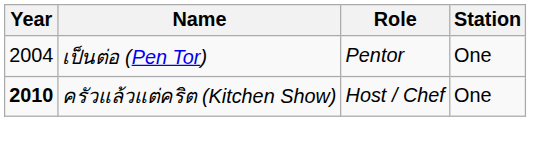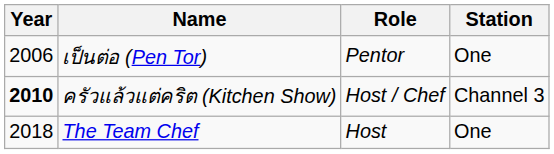(31, 56) 2004 -> (31, 56) 2006
(473, 96) One -> (499, 96) Channel 3
+ row: (130, 131)
